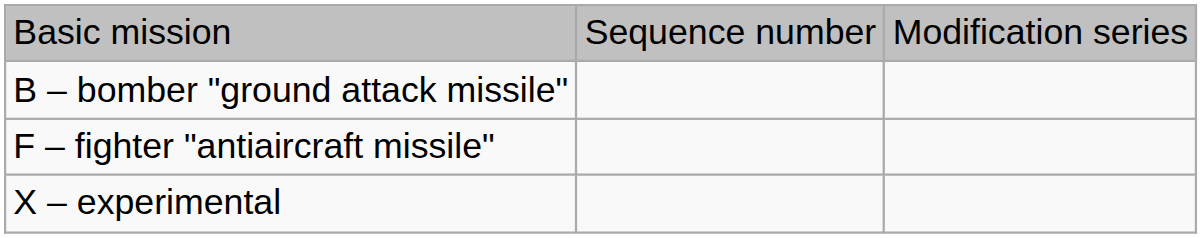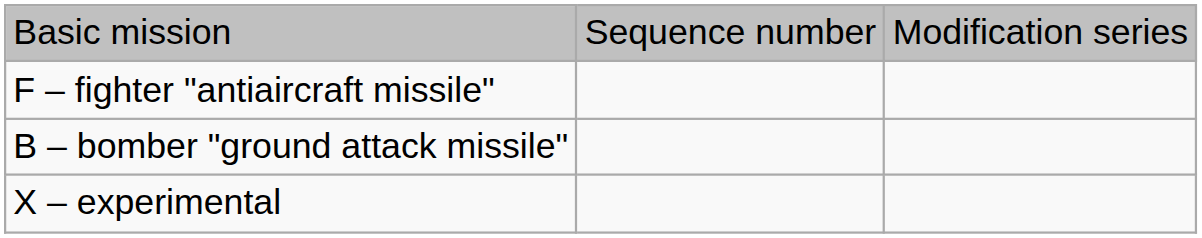rows swapped: (291, 89) <-> (254, 145)
